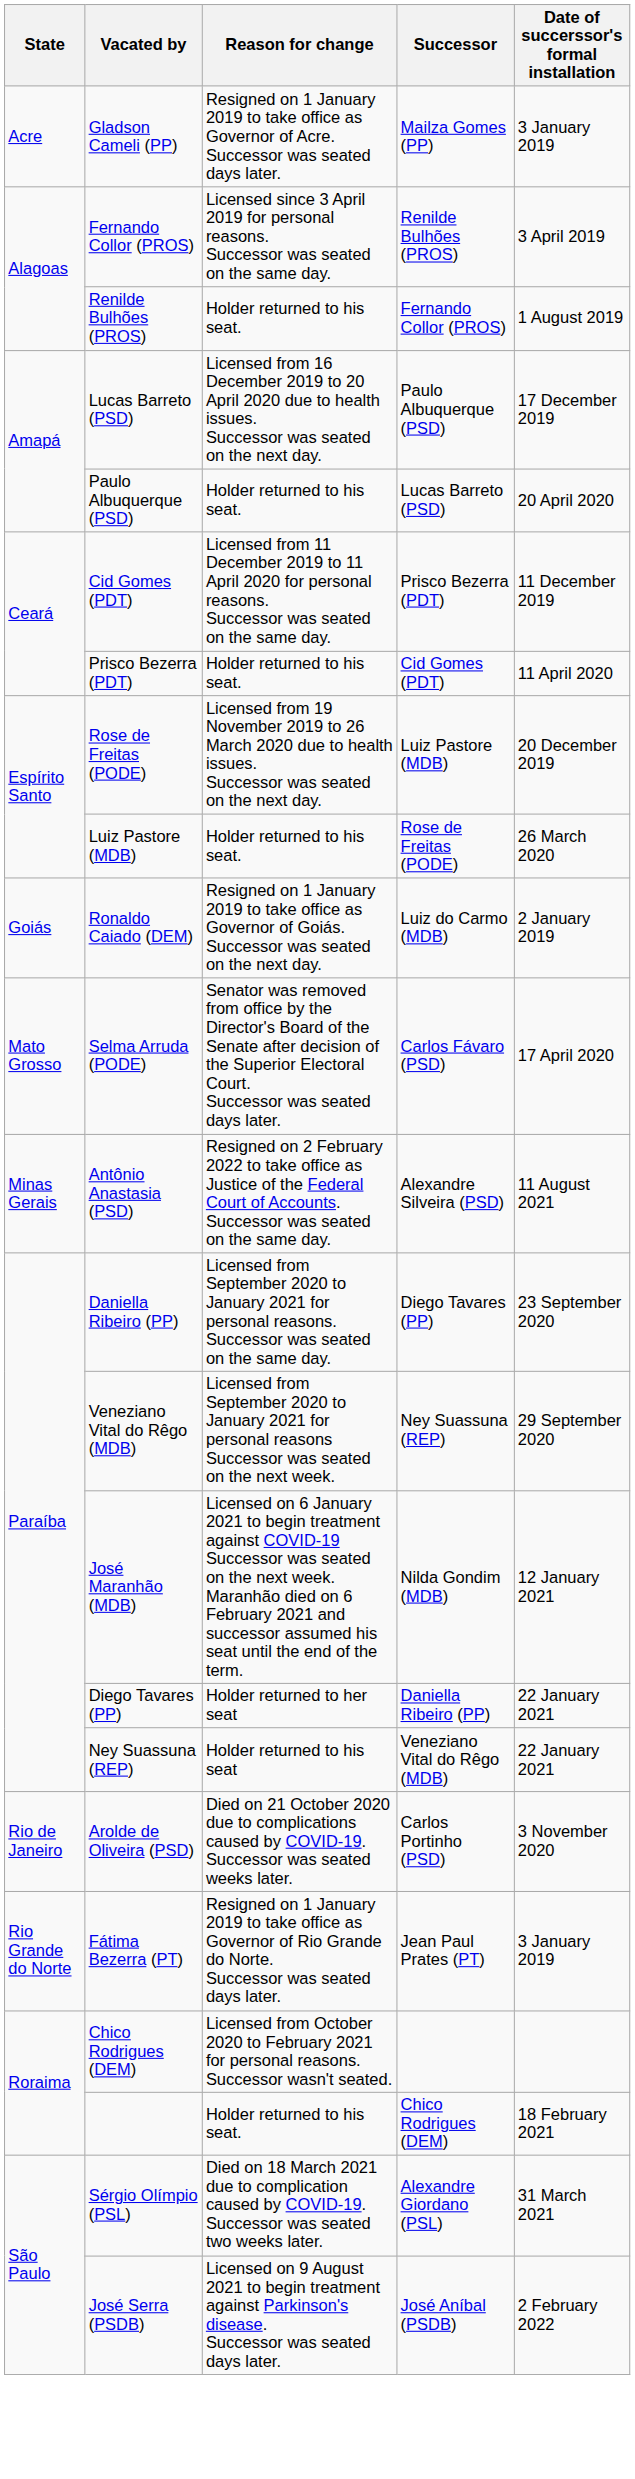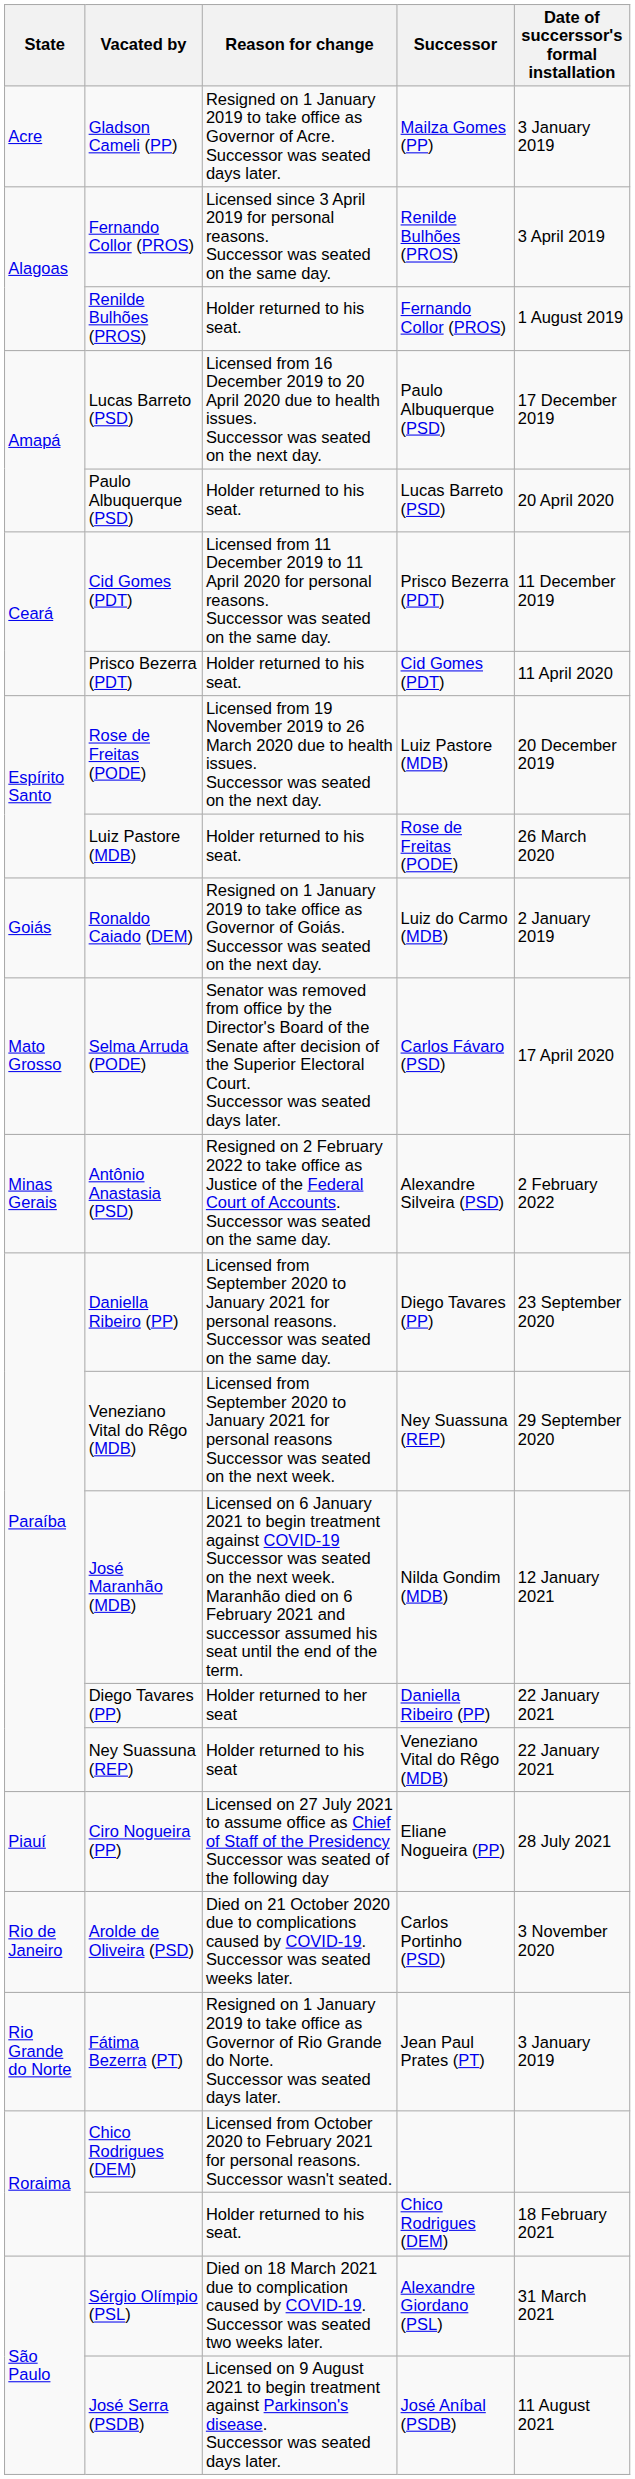(554, 1193) 11 August 2021 -> (558, 1193) 2 February 2022
+ row: (139, 1841)
(558, 2315) 2 February 2022 -> (554, 2415) 11 August 2021
